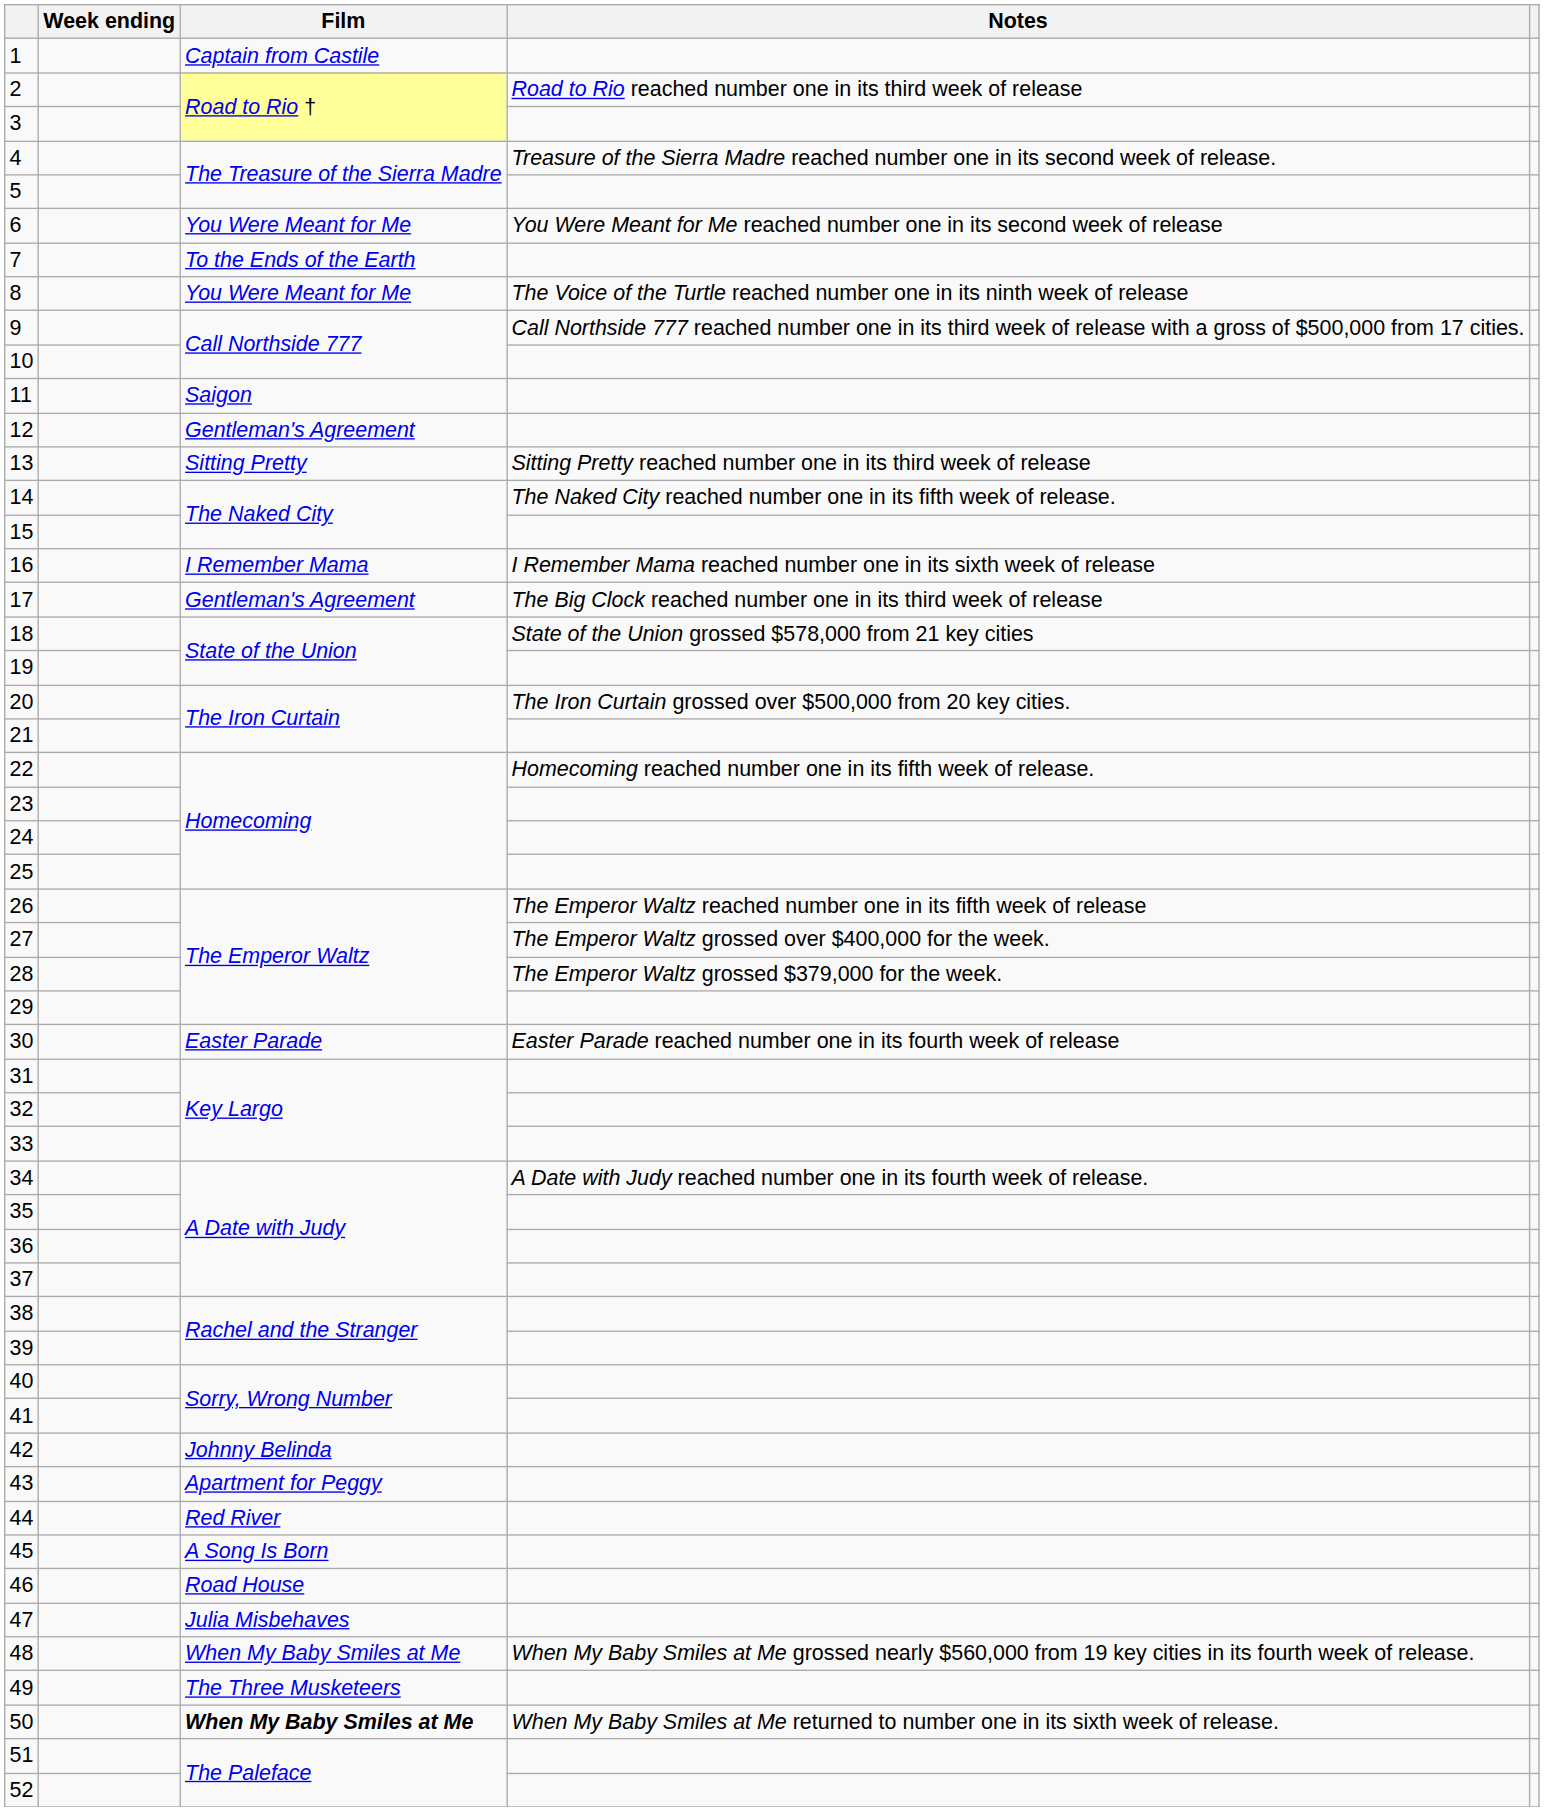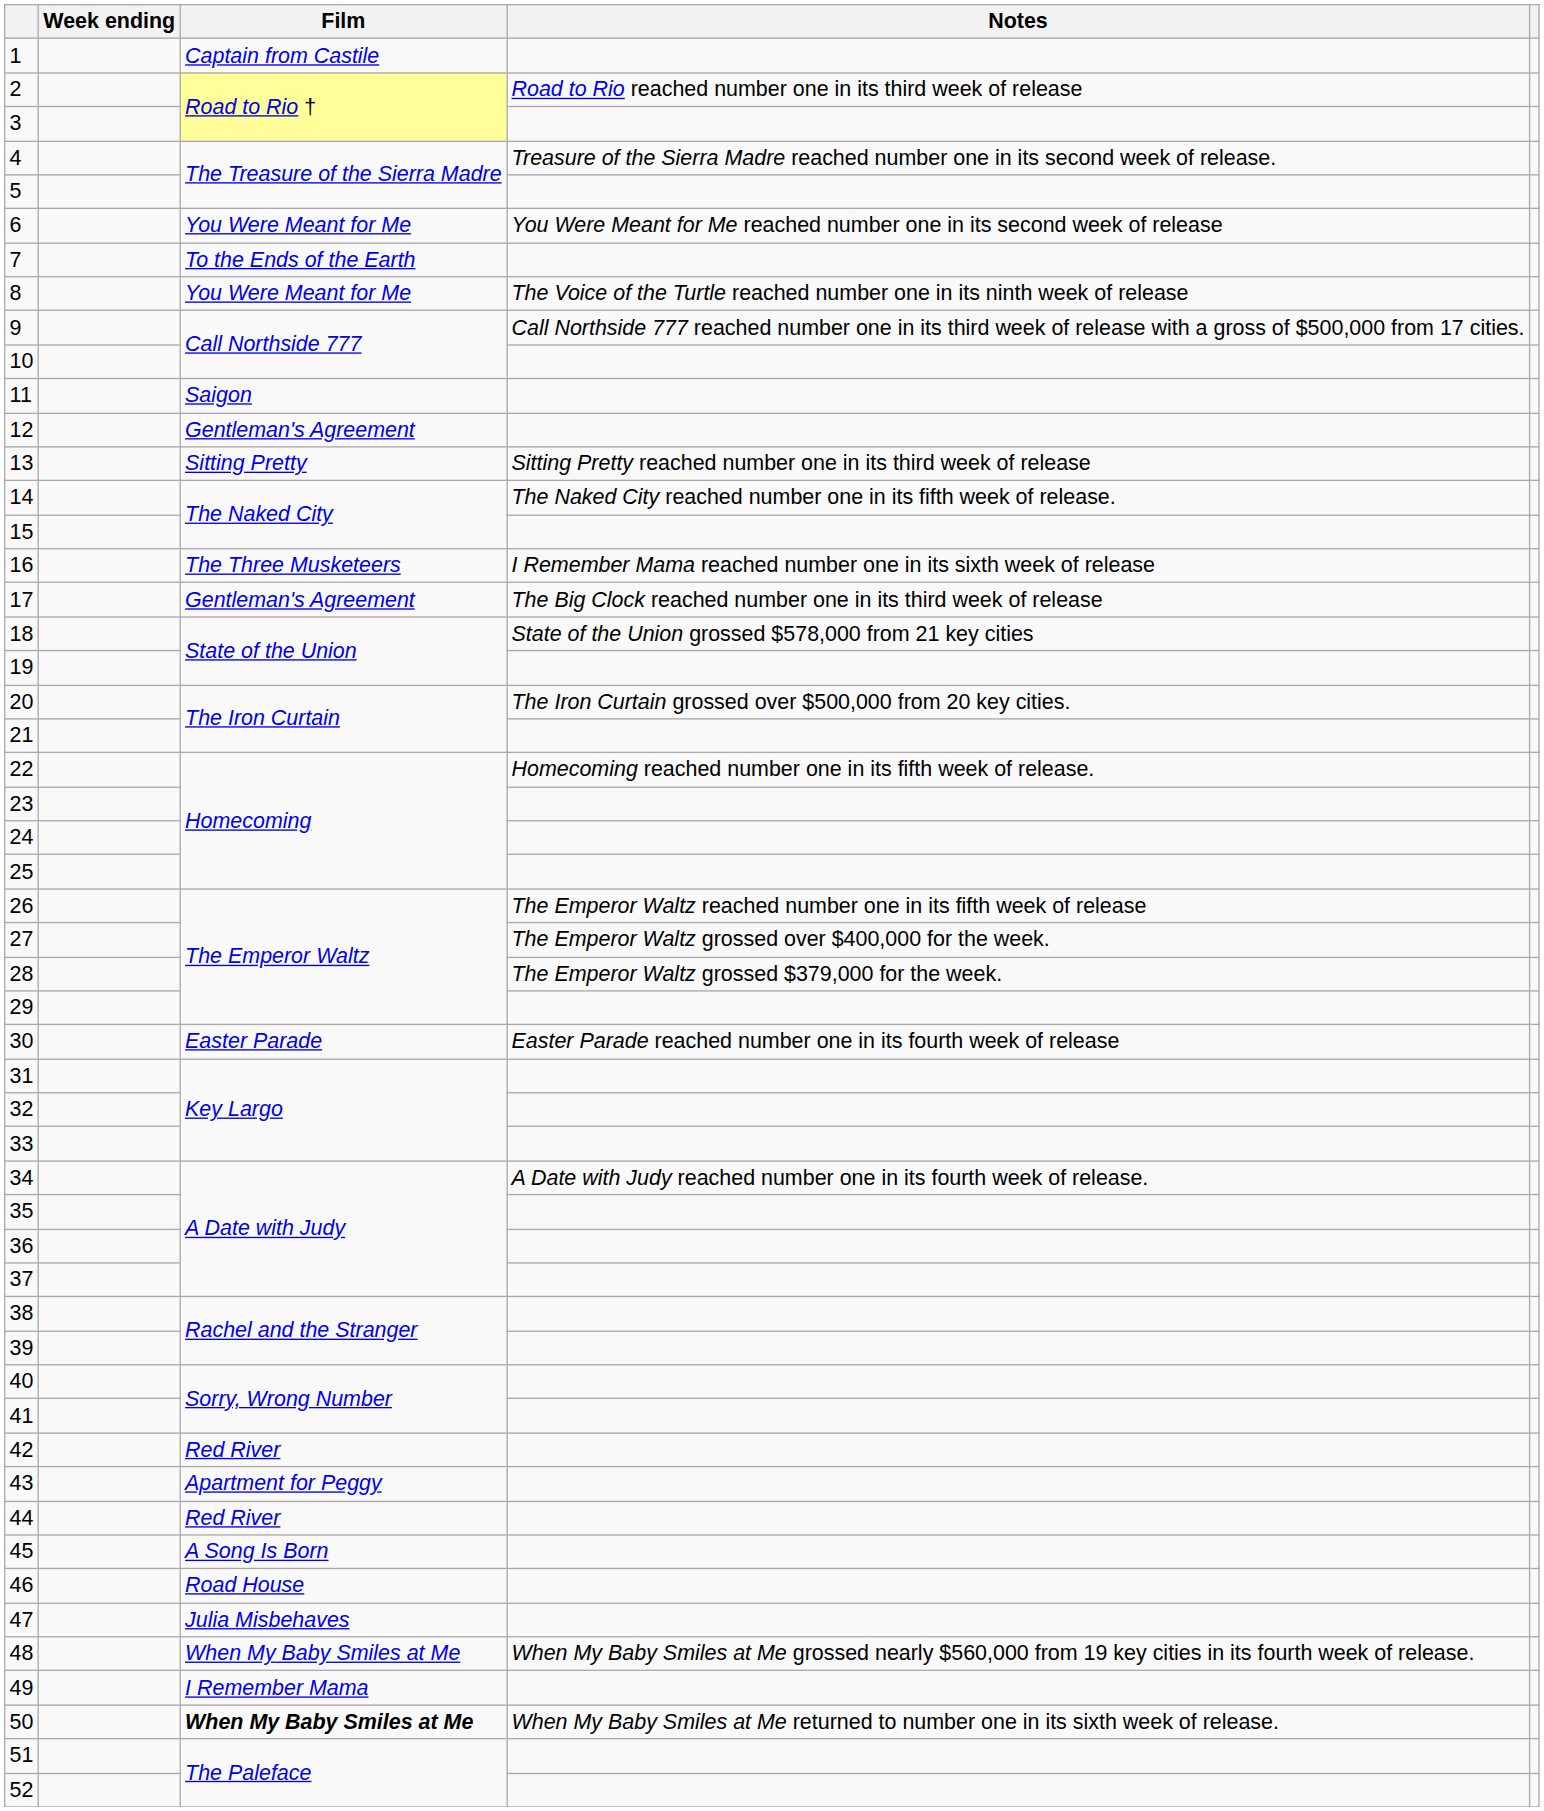(277, 565) I Remember Mama -> (293, 565) The Three Musketeers
(258, 1449) Johnny Belinda -> (233, 1449) Red River
(293, 1687) The Three Musketeers -> (277, 1687) I Remember Mama
